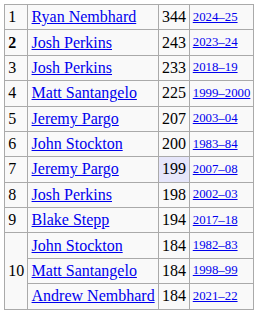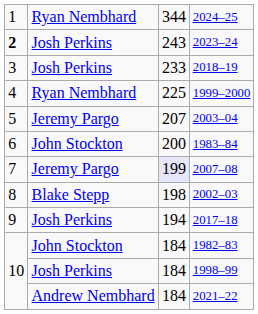(84, 93) Matt Santangelo -> (84, 93) Ryan Nembhard
(72, 194) Josh Perkins -> (70, 194) Blake Stepp
(70, 220) Blake Stepp -> (72, 220) Josh Perkins
(84, 270) Matt Santangelo -> (72, 270) Josh Perkins
